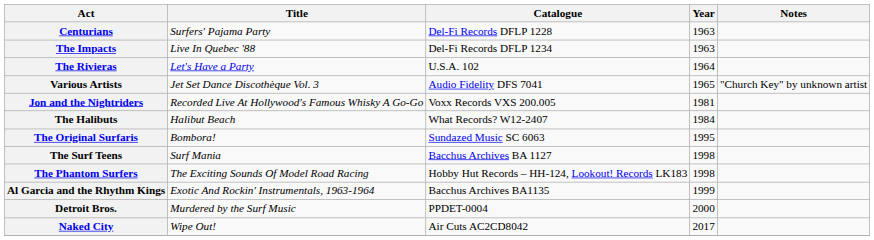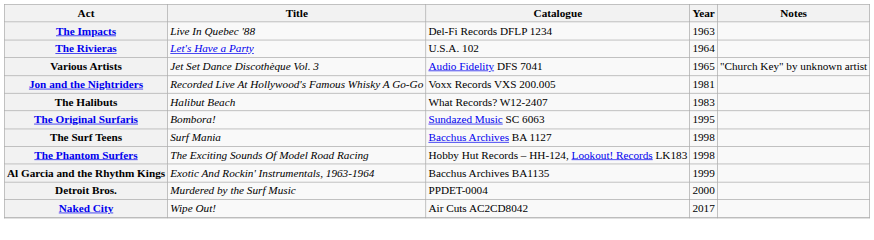- row: (86, 31)
(704, 119) 1984 -> (704, 102) 1983
